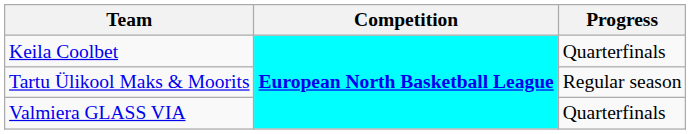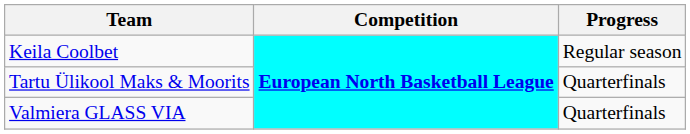(614, 50) Quarterfinals -> (622, 50) Regular season
(622, 81) Regular season -> (614, 81) Quarterfinals
